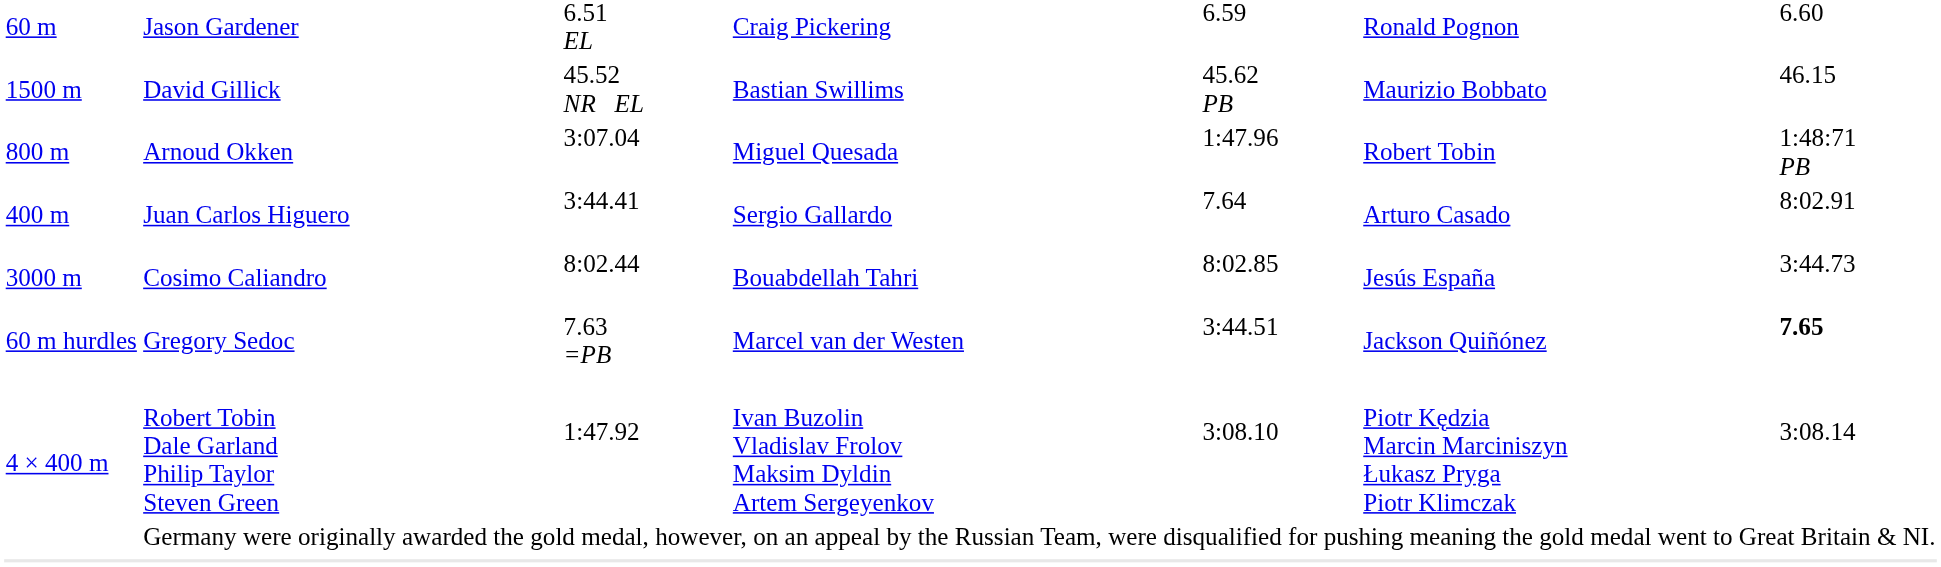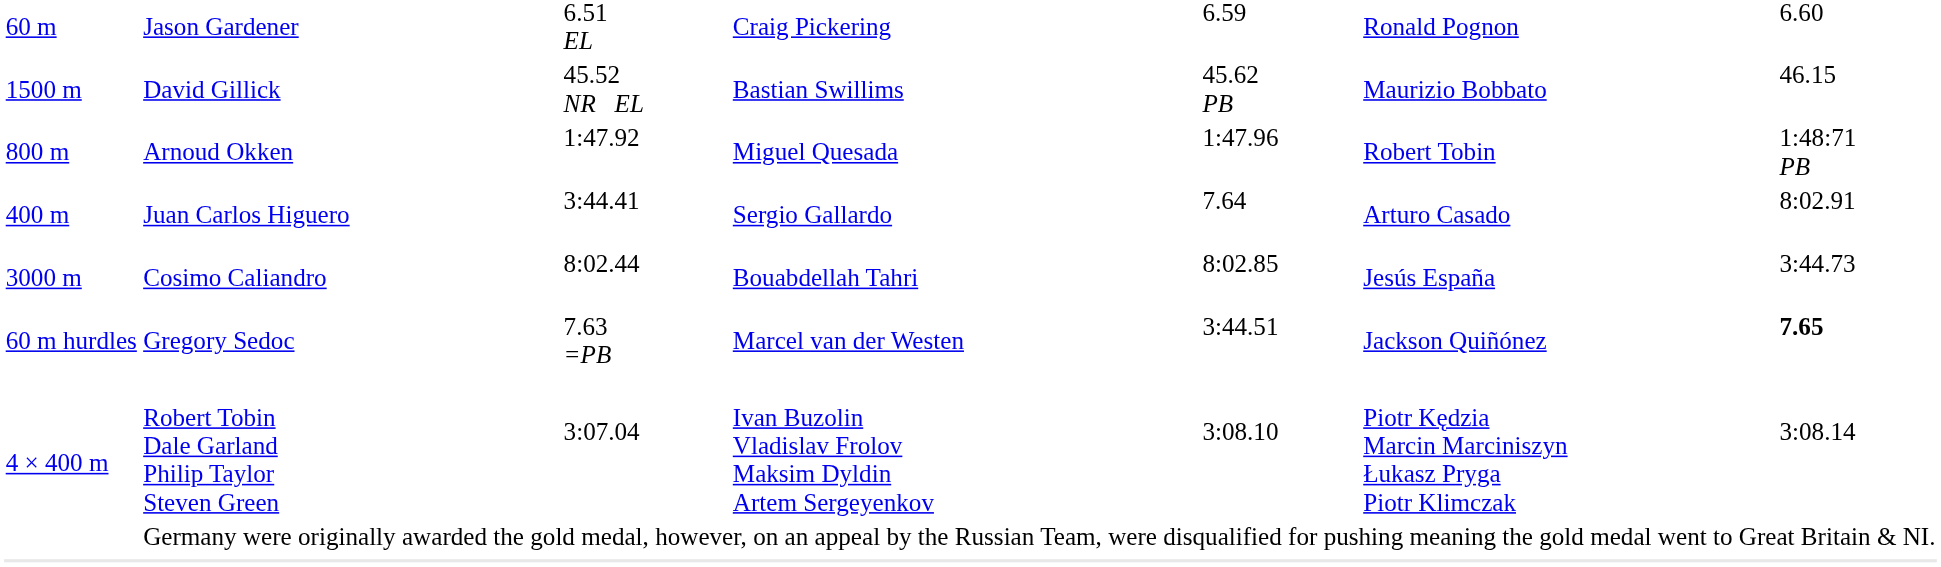(602, 152) 3:07.04 -> (602, 152) 1:47.92
(602, 445) 1:47.92 -> (602, 445) 3:07.04
